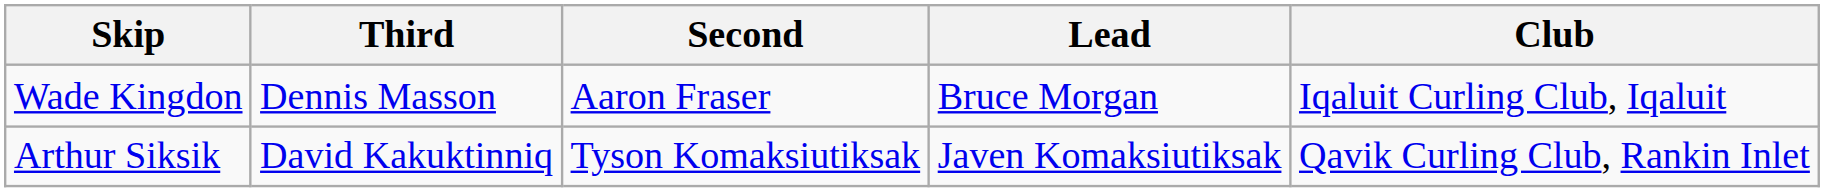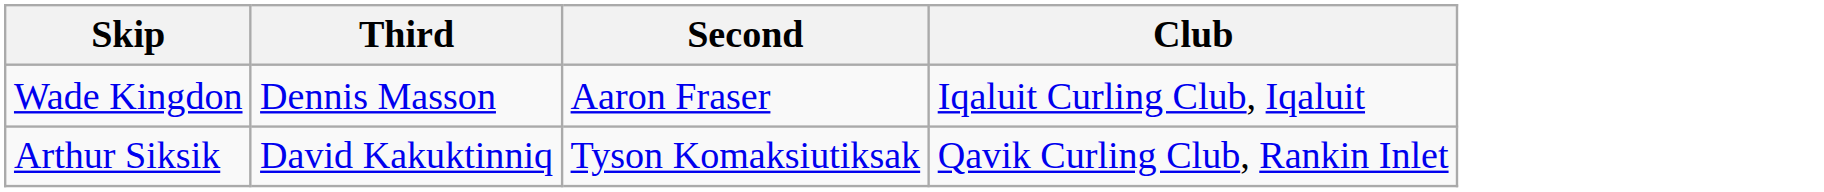- column: (1110, 34)
